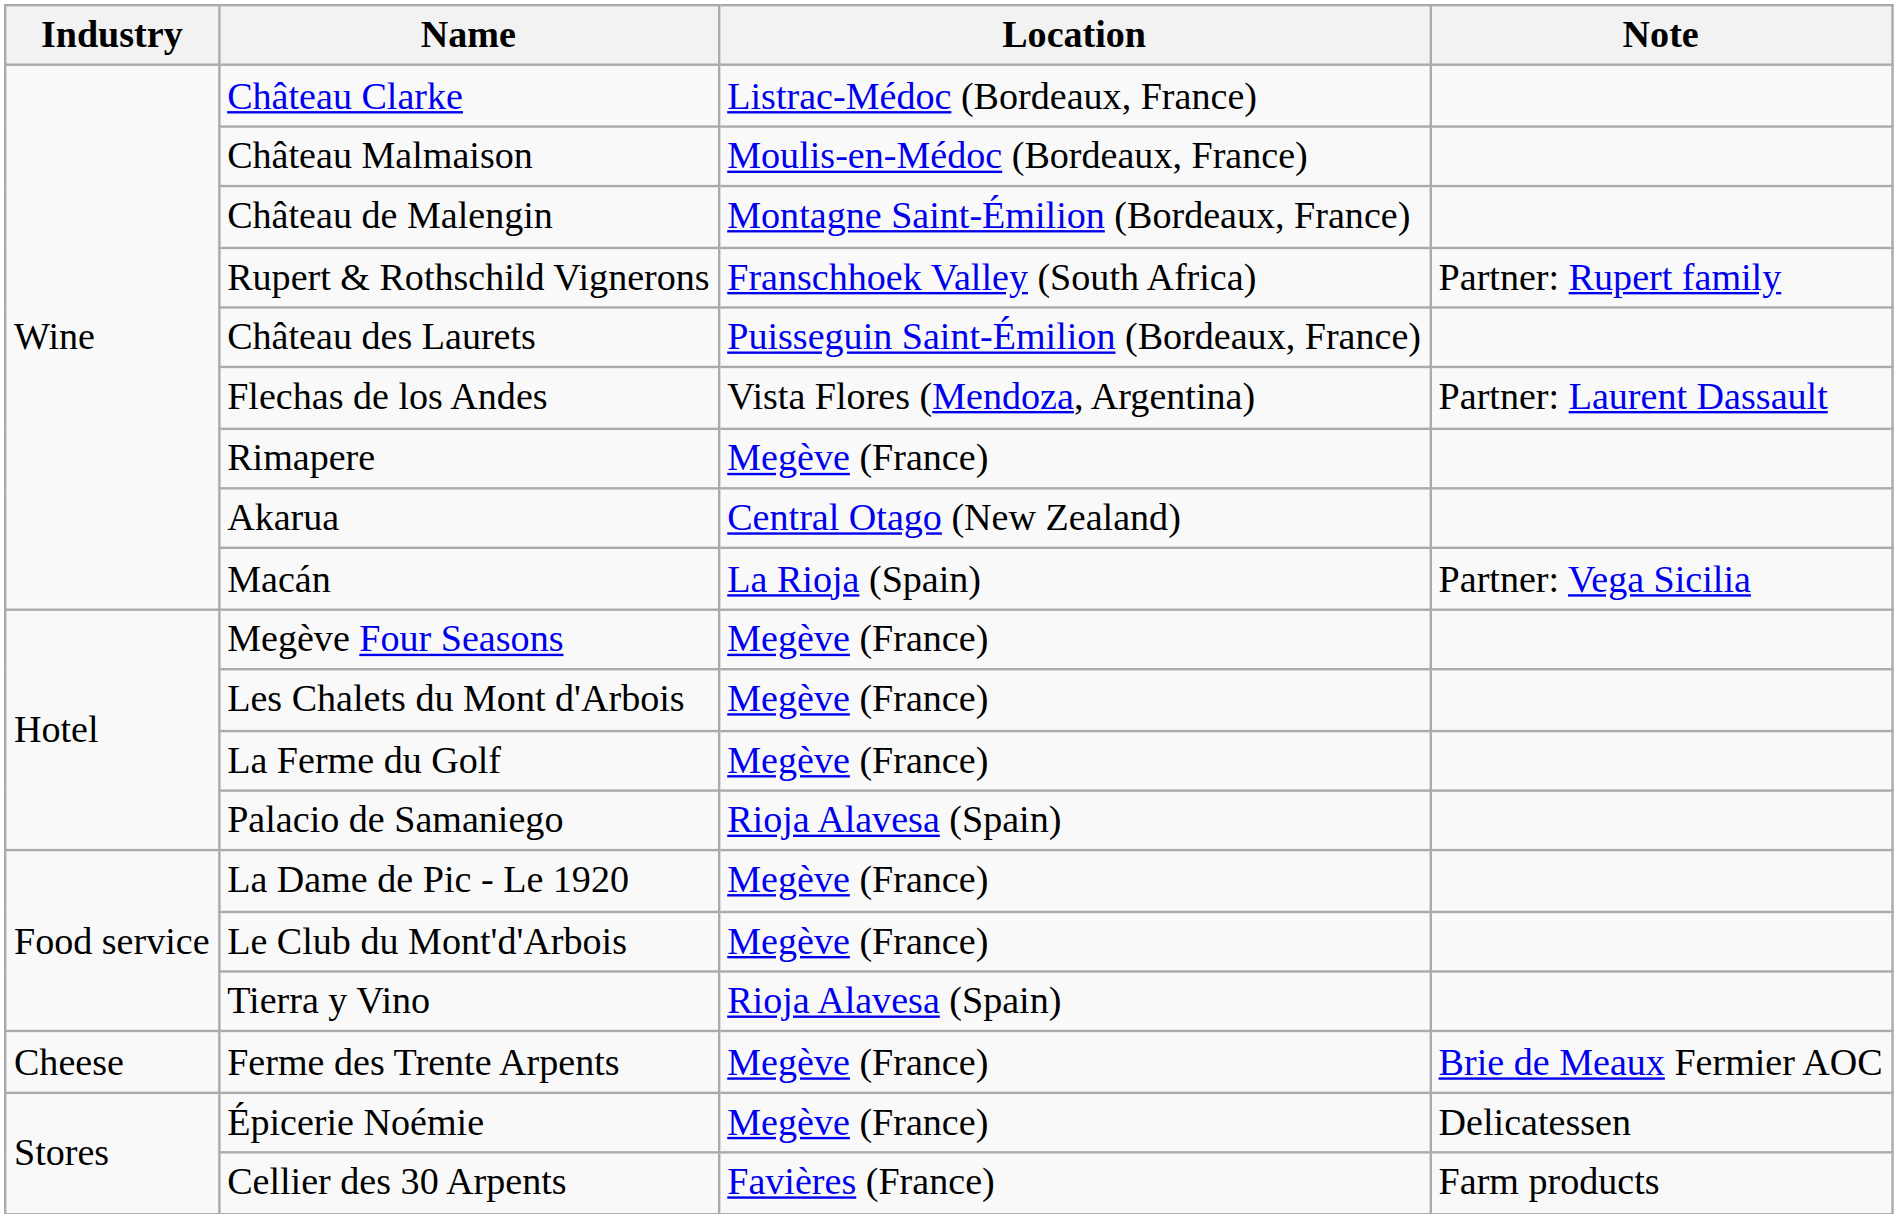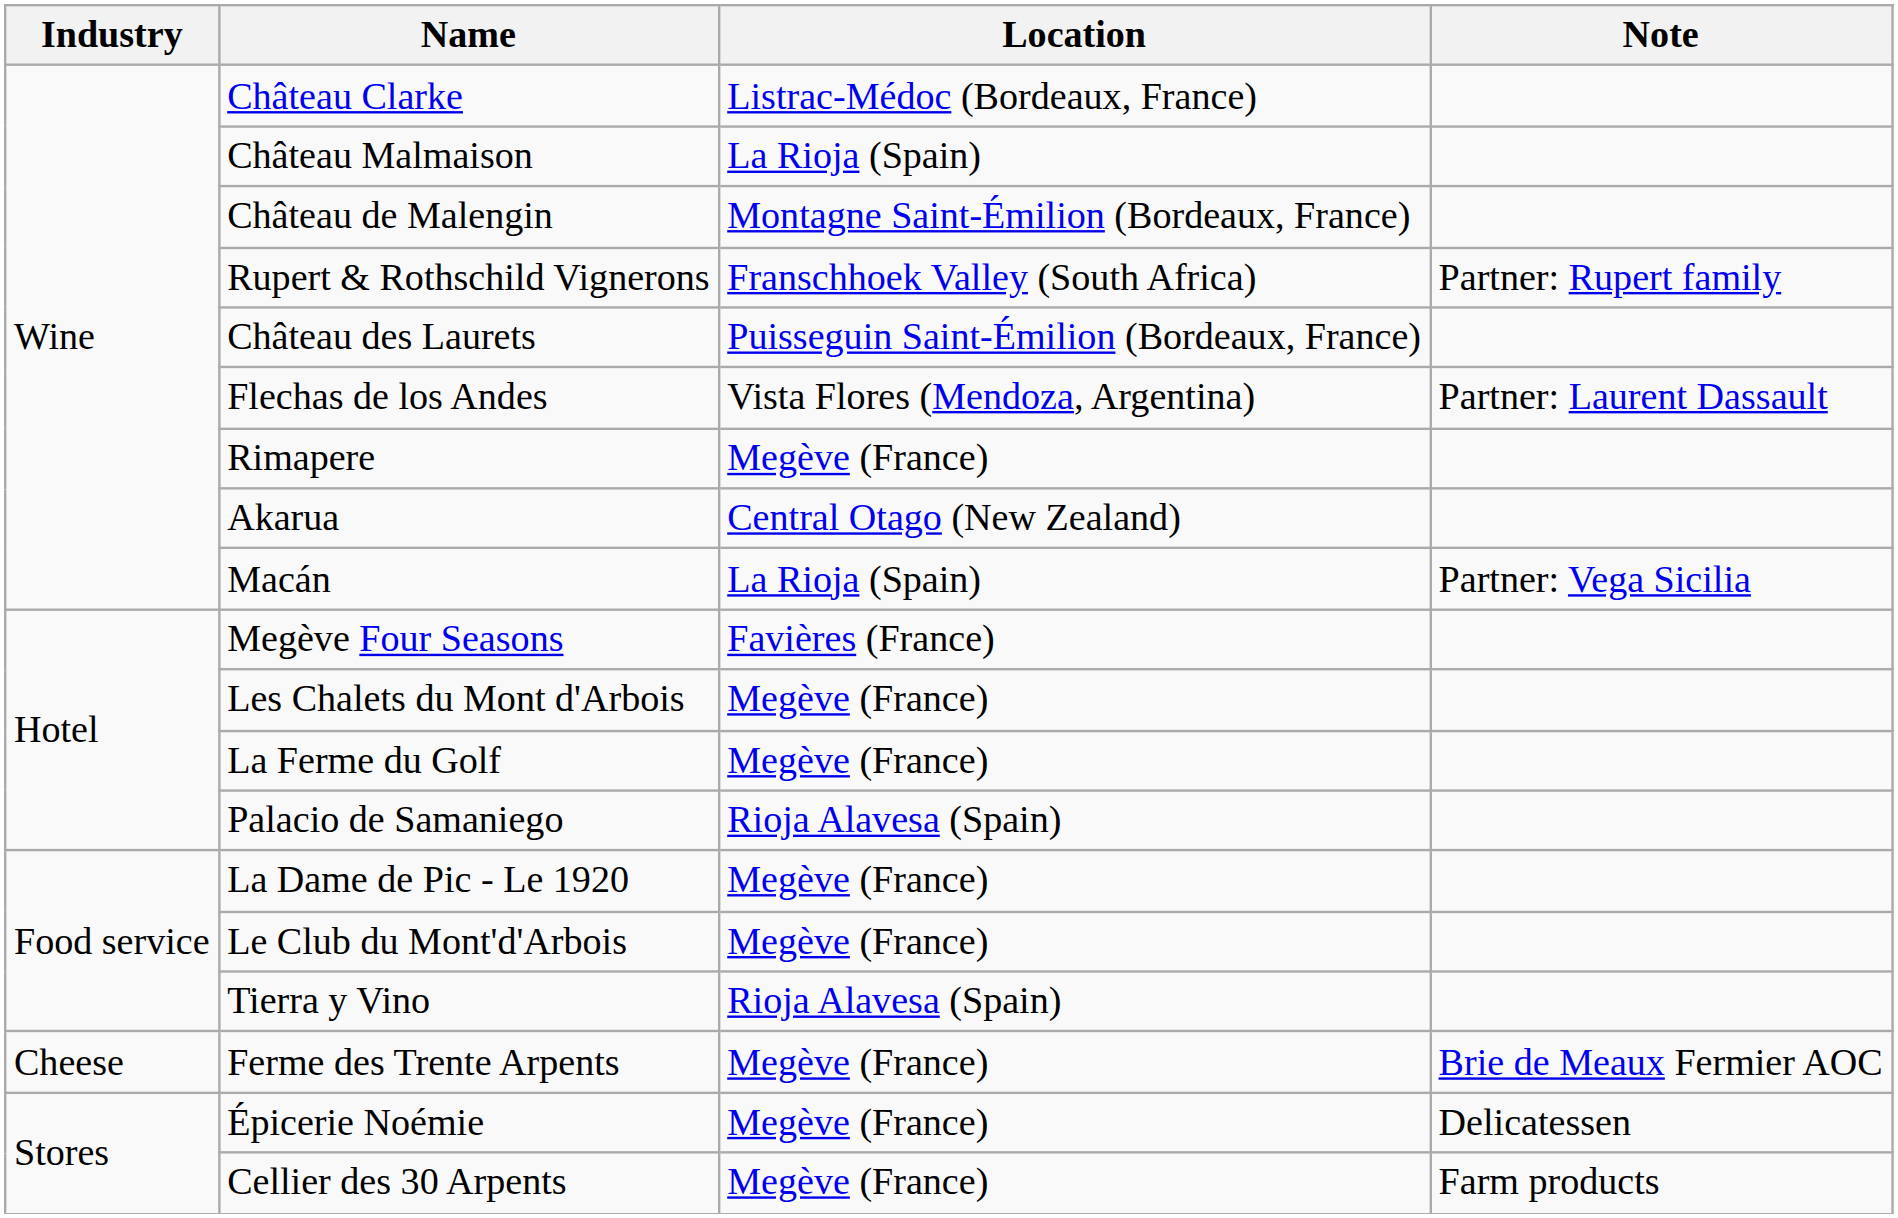(1017, 155) Moulis-en-Médoc (Bordeaux, France) -> (854, 155) La Rioja (Spain)
(858, 638) Megève (France) -> (861, 638) Favières (France)
(861, 1182) Favières (France) -> (858, 1182) Megève (France)
